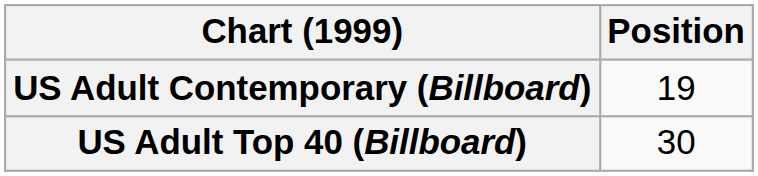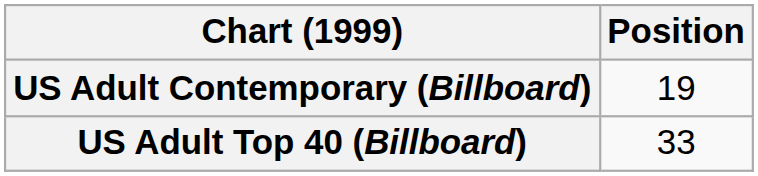(676, 142) 30 -> (676, 142) 33
